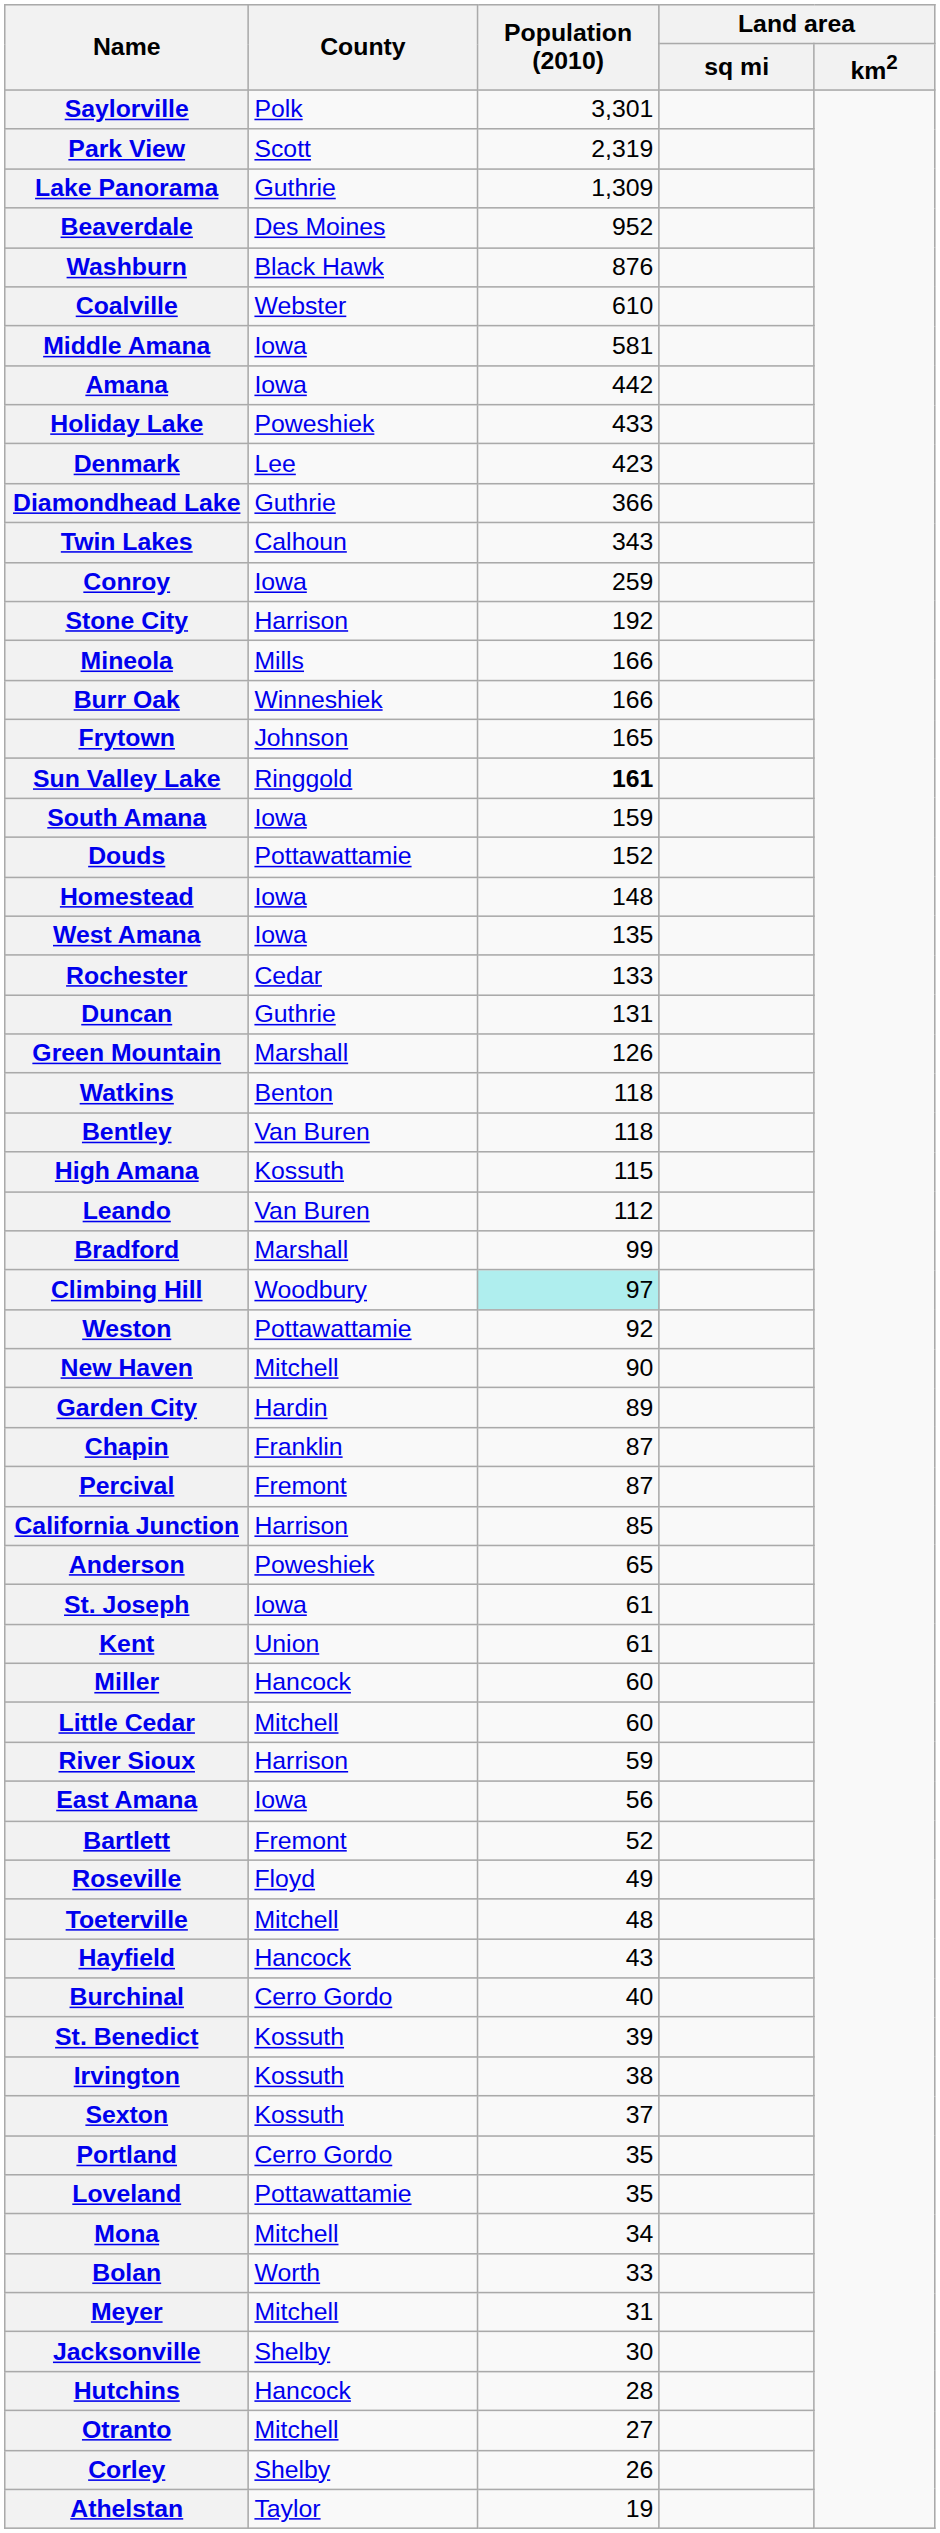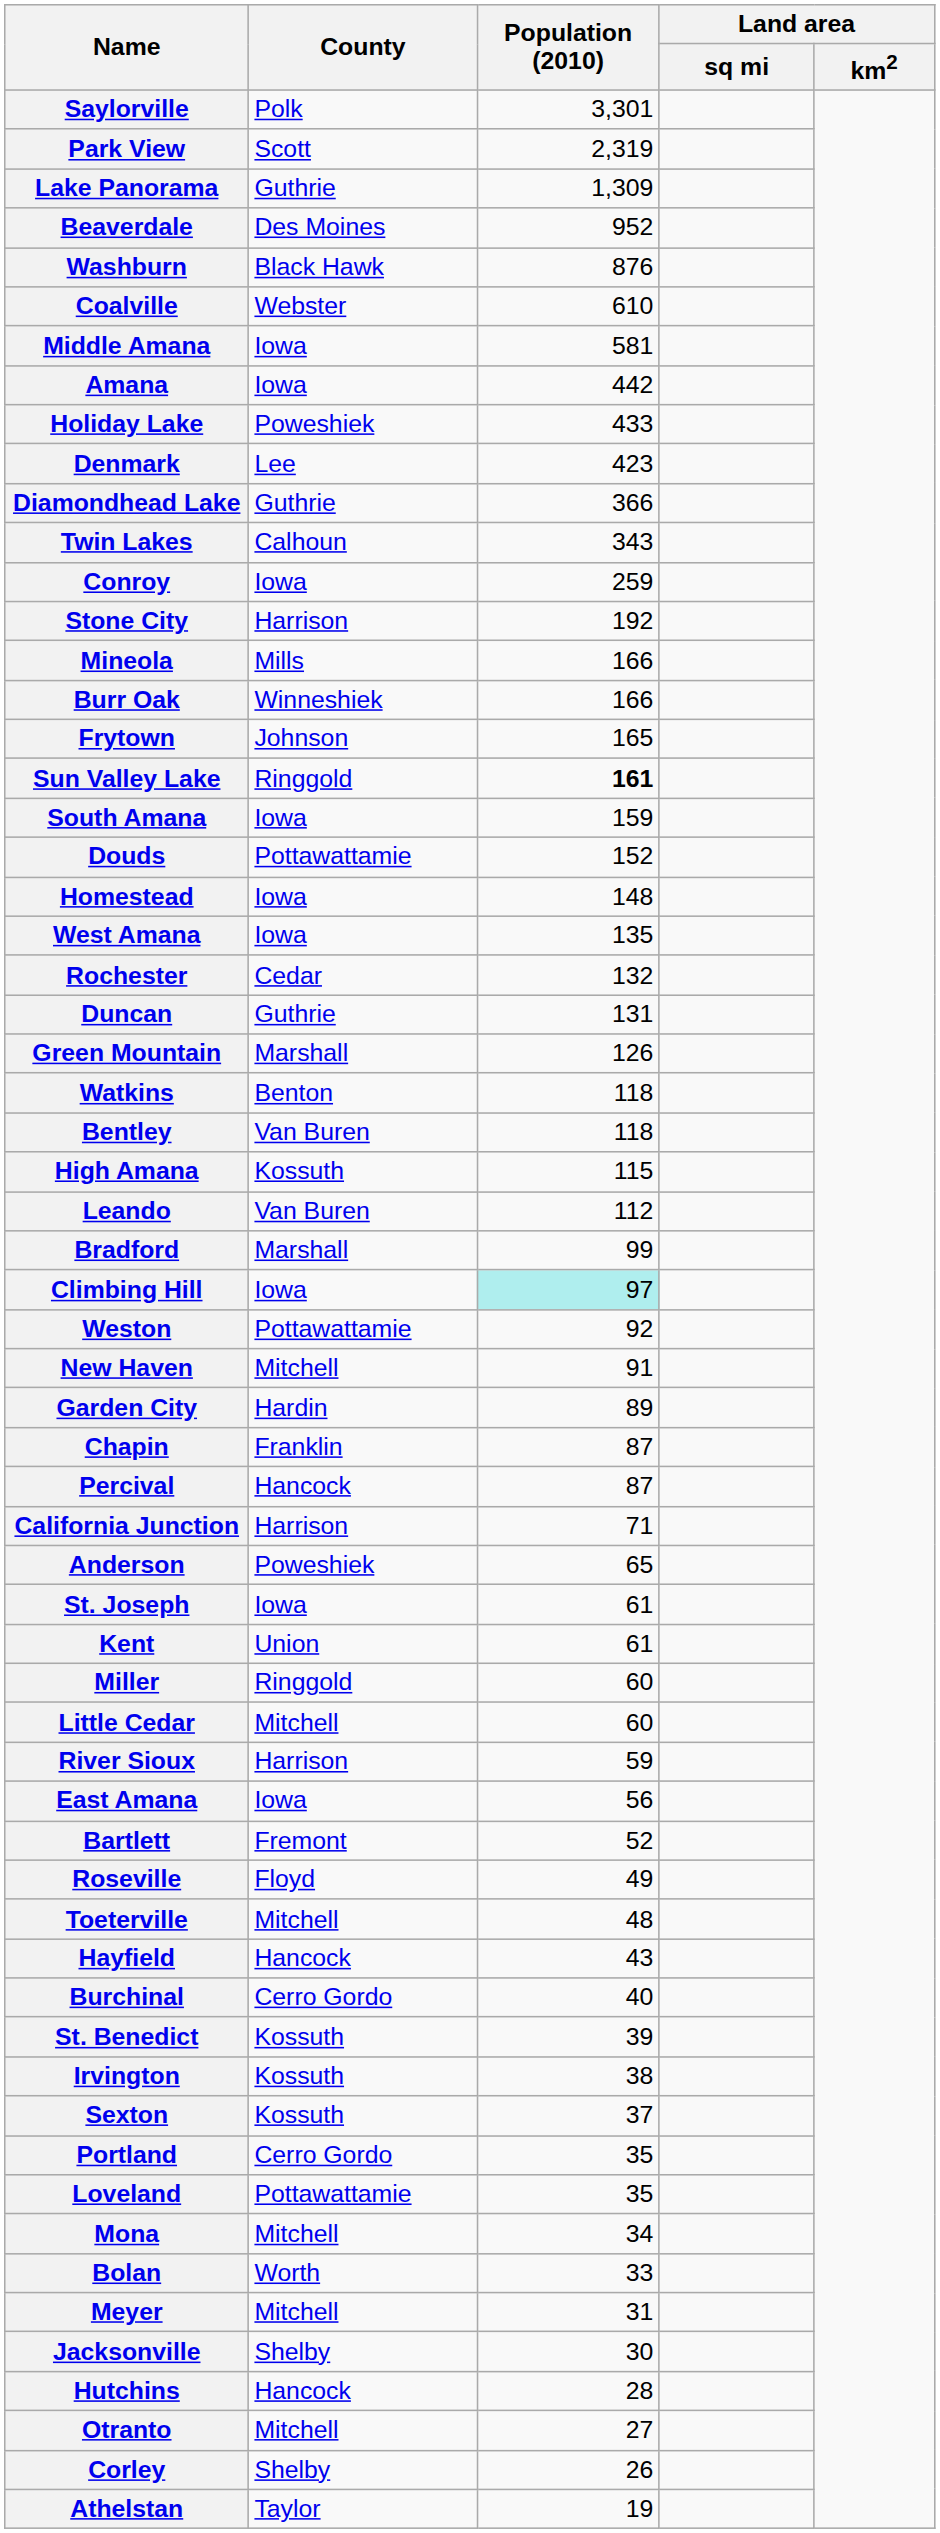(633, 974) 133 -> (633, 974) 132
(311, 1289) Woodbury -> (281, 1289) Iowa
(640, 1368) 90 -> (640, 1368) 91
(301, 1486) Fremont -> (303, 1486) Hancock
(640, 1525) 85 -> (640, 1525) 71
(303, 1682) Hancock -> (303, 1682) Ringgold
